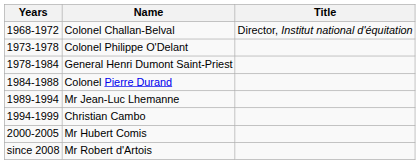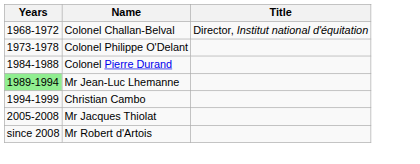- row: (149, 64)
(33, 99) no background -> (33, 82) lightgreen background
- row: (106, 133)
+ row: (110, 116)
